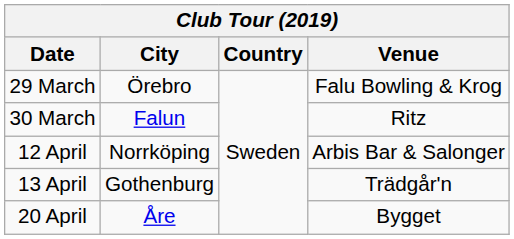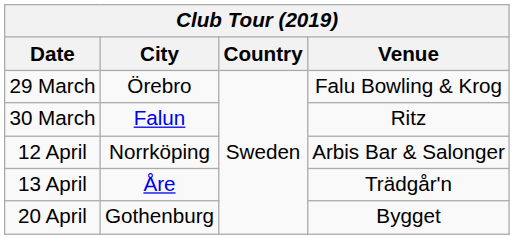(159, 184) Gothenburg -> (159, 184) Åre
(159, 217) Åre -> (159, 217) Gothenburg
